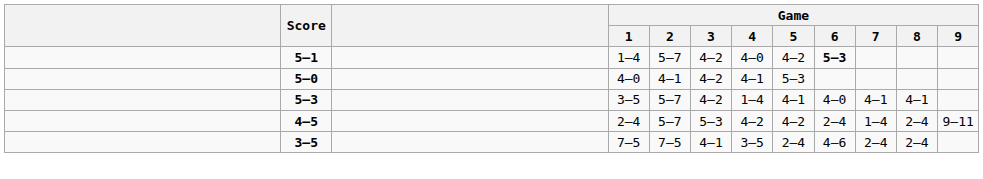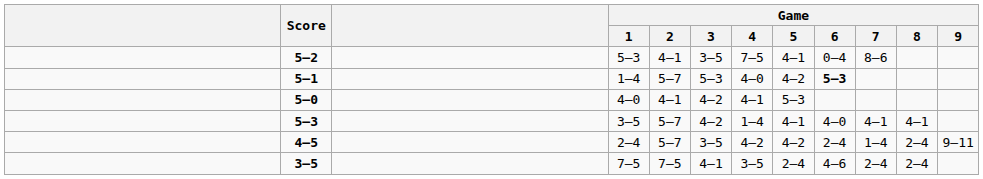+ row: (306, 57)
(711, 57) 4–2 -> (711, 79) 5–3
(711, 121) 5–3 -> (711, 142) 3–5
